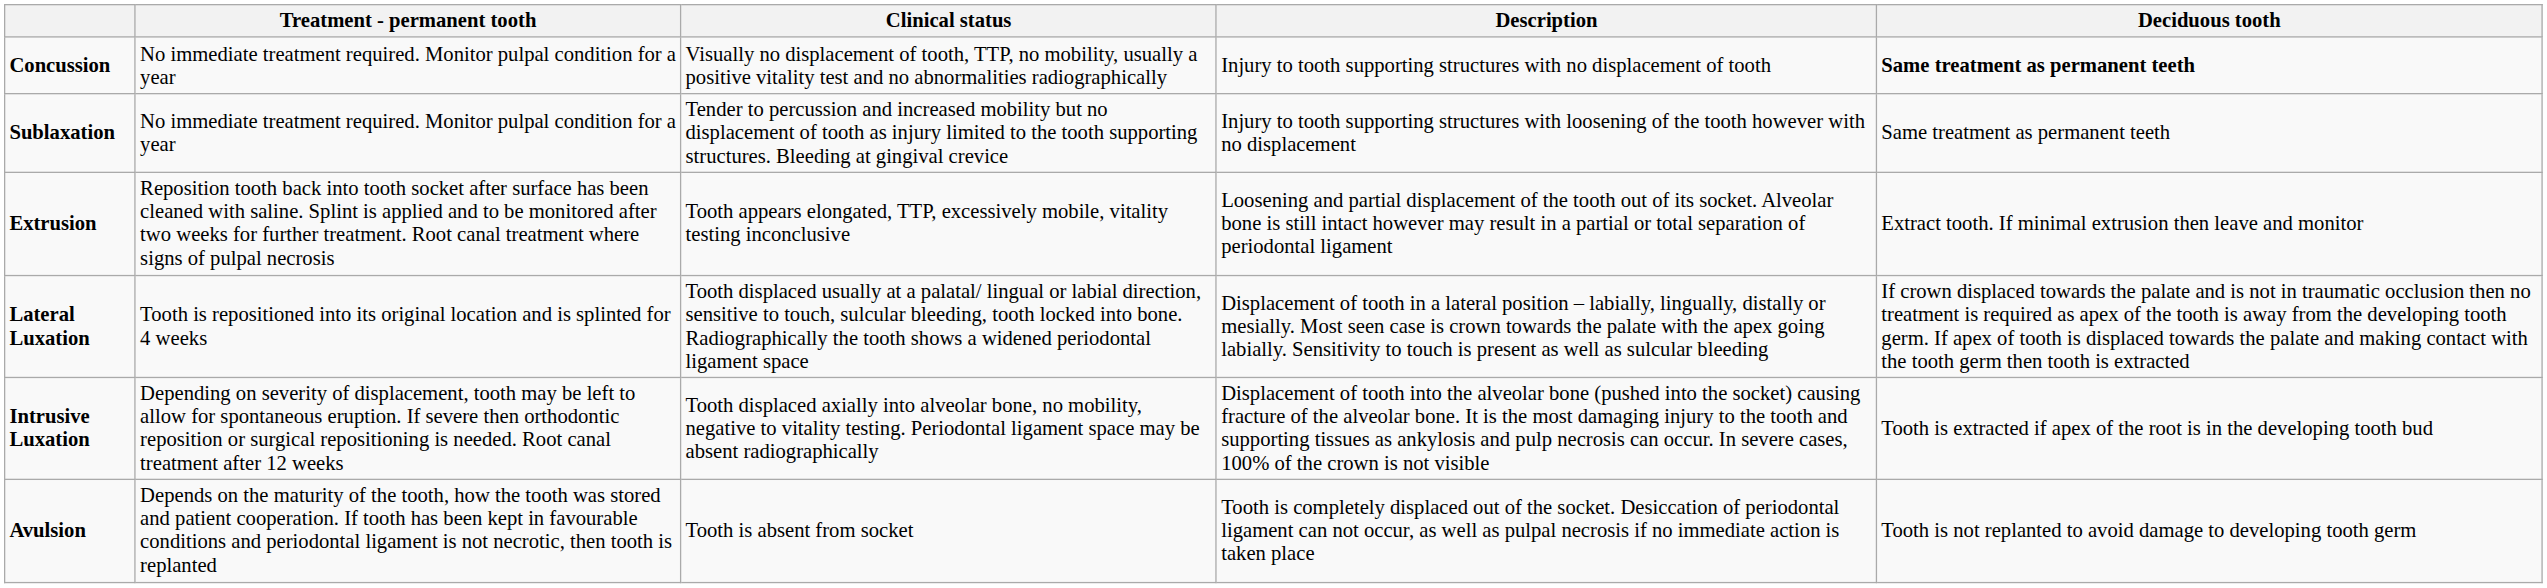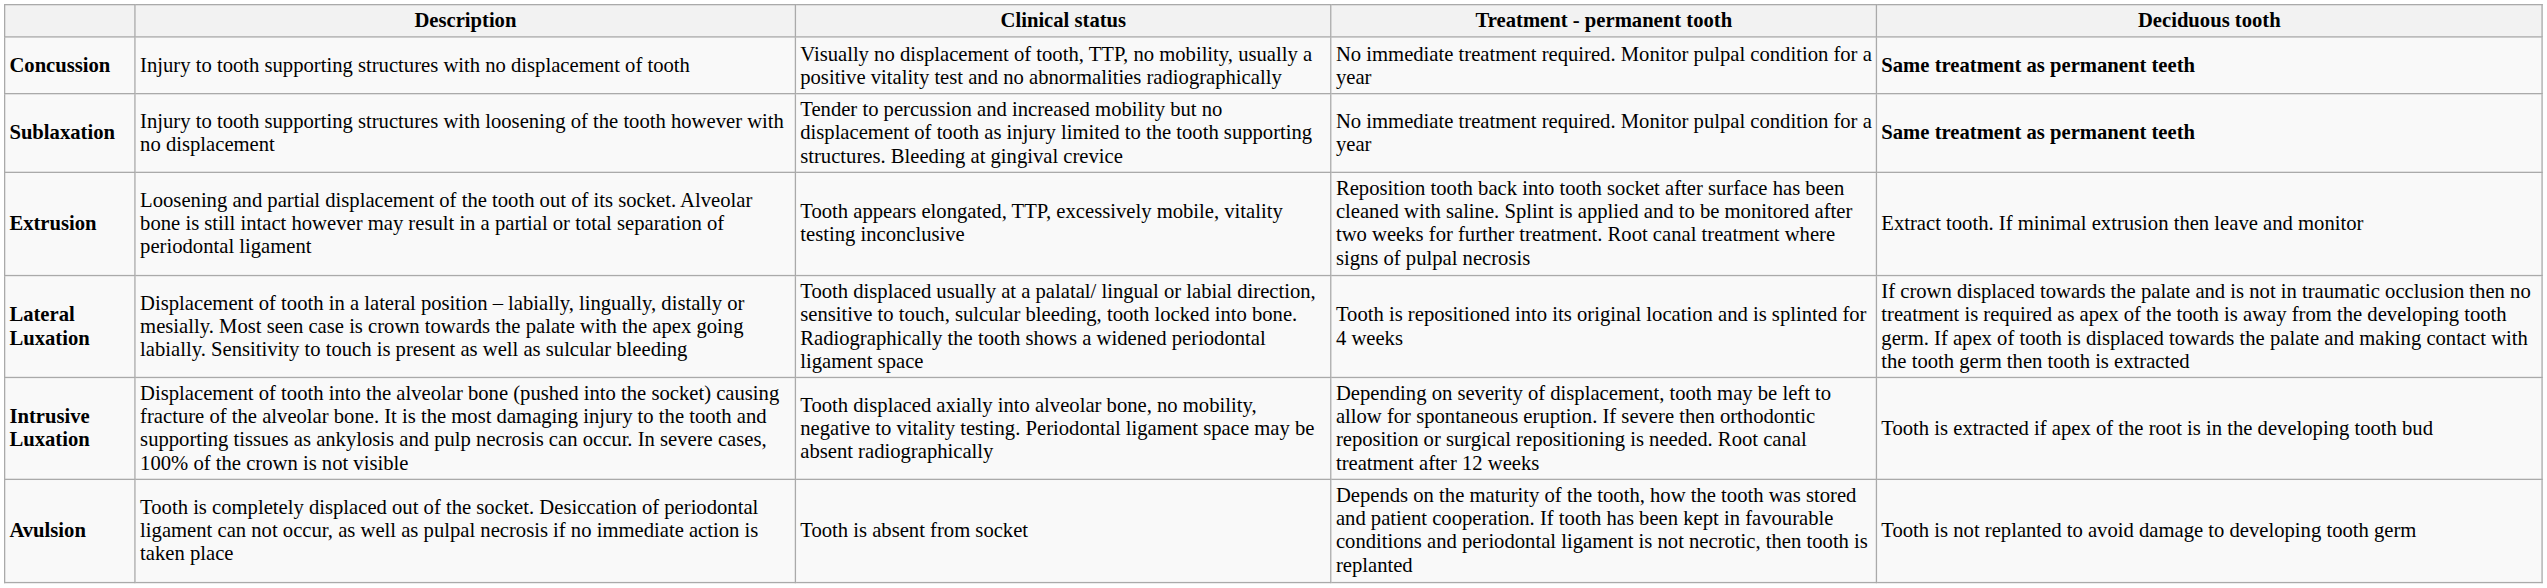columns swapped: (1546, 20) <-> (408, 20)
(2026, 132) normal -> (2038, 132) bold
